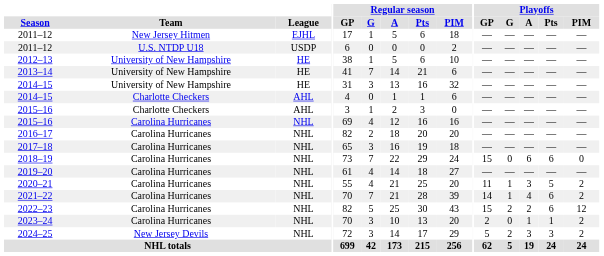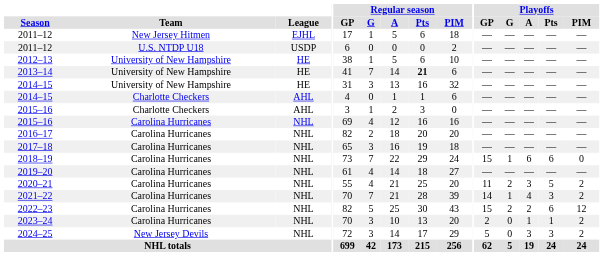(422, 72) normal -> (422, 72) bold
(510, 159) 0 -> (510, 159) 1
(510, 183) 1 -> (510, 183) 2
(551, 196) 6 -> (551, 196) 3
(510, 233) 2 -> (510, 233) 0
